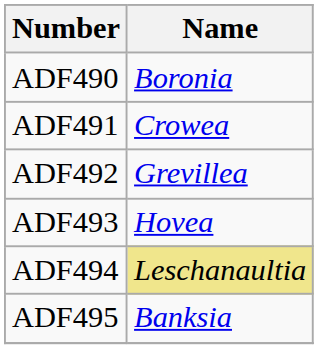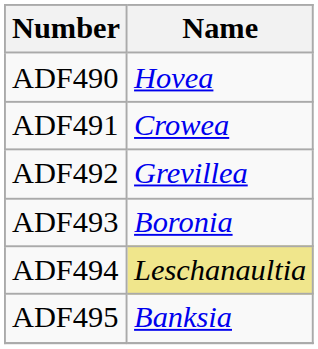(183, 76) Boronia -> (174, 76) Hovea
(174, 221) Hovea -> (183, 221) Boronia
